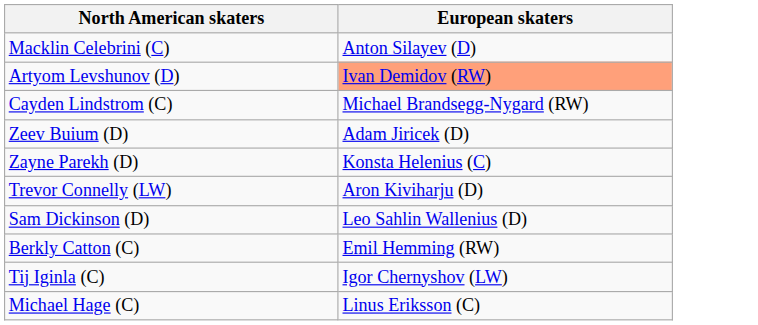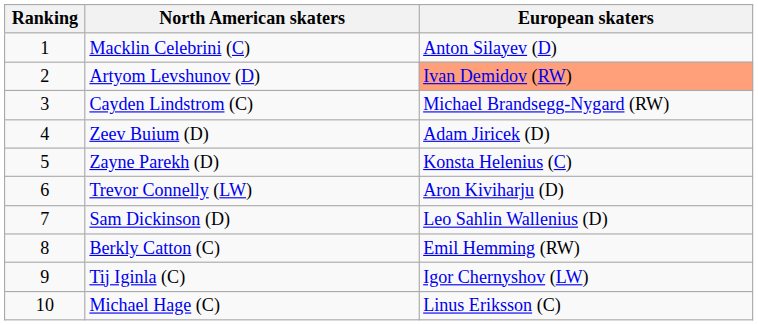+ column: (45, 18)
